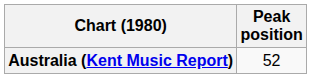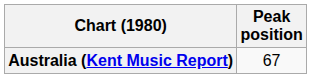(272, 60) 52 -> (272, 60) 67
